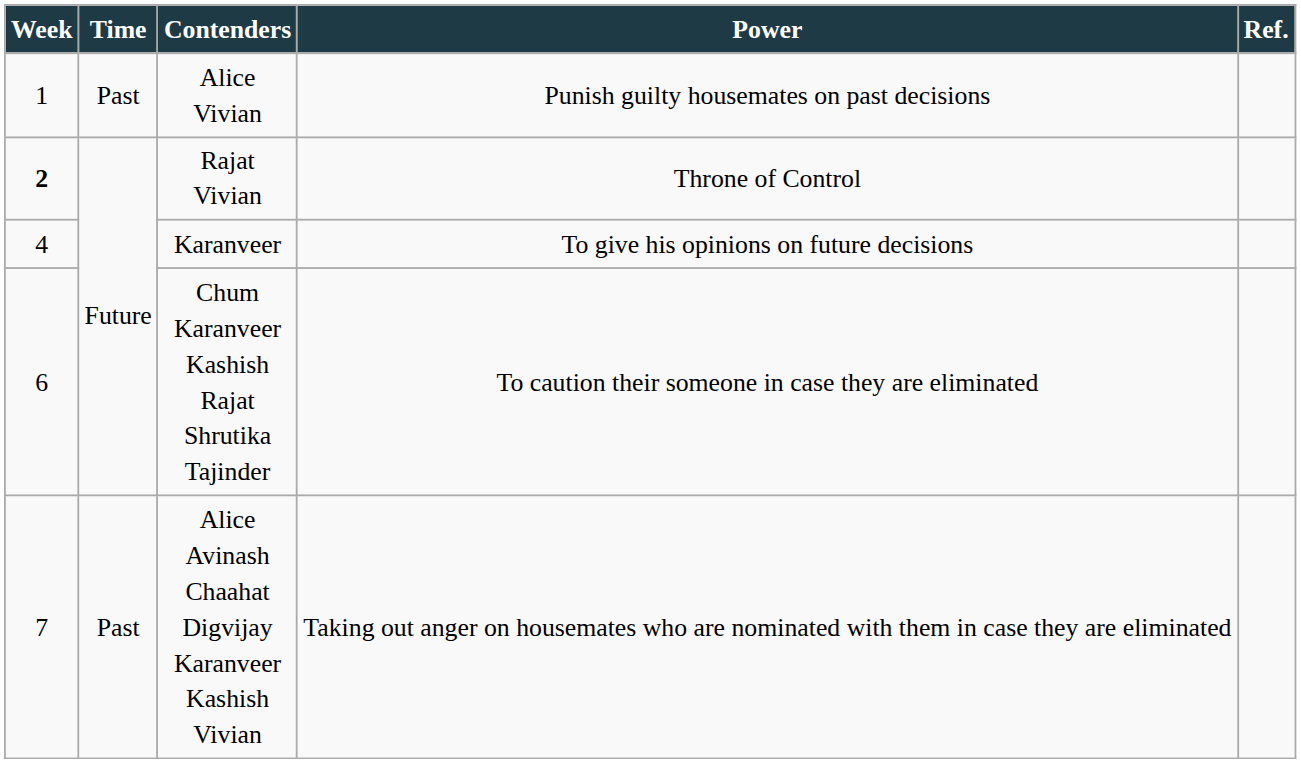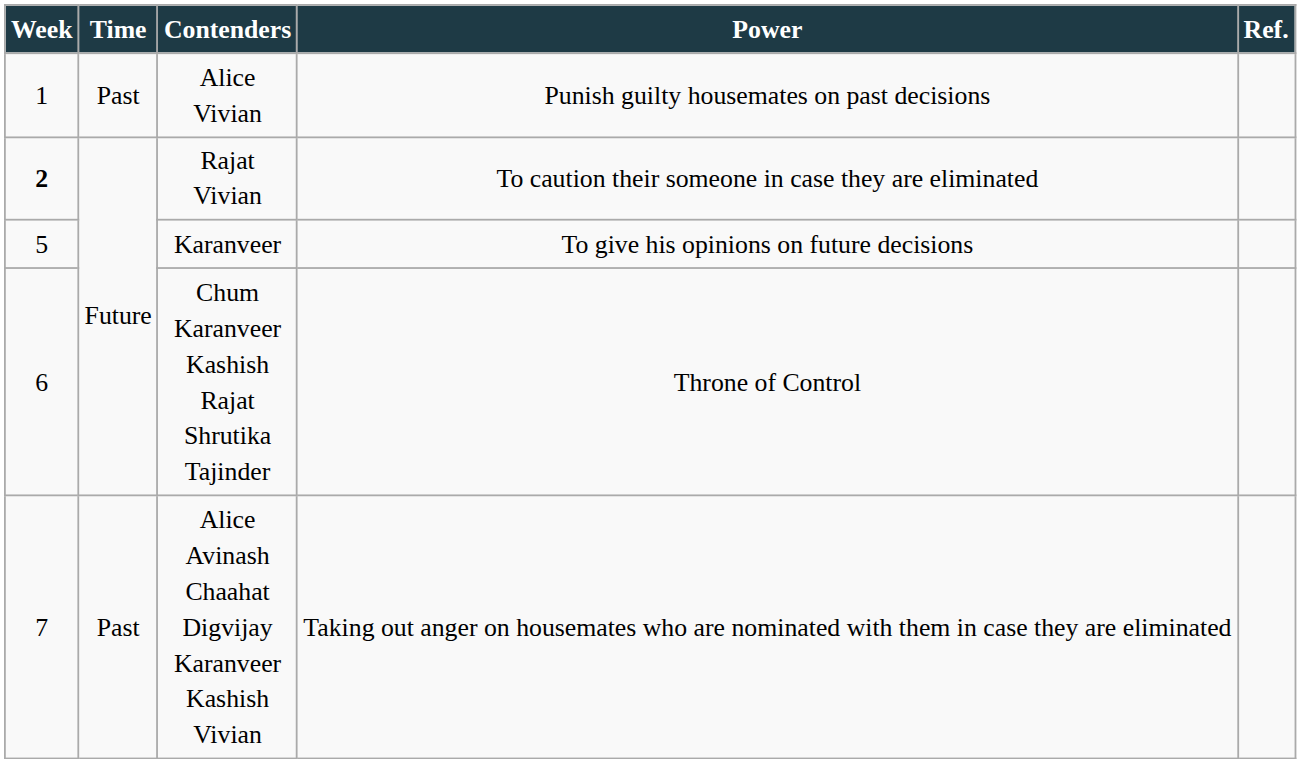(767, 179) Throne of Control -> (767, 179) To caution their someone in case they are eliminated
(42, 244) 4 -> (42, 244) 5
(767, 382) To caution their someone in case they are eliminated -> (767, 382) Throne of Control
